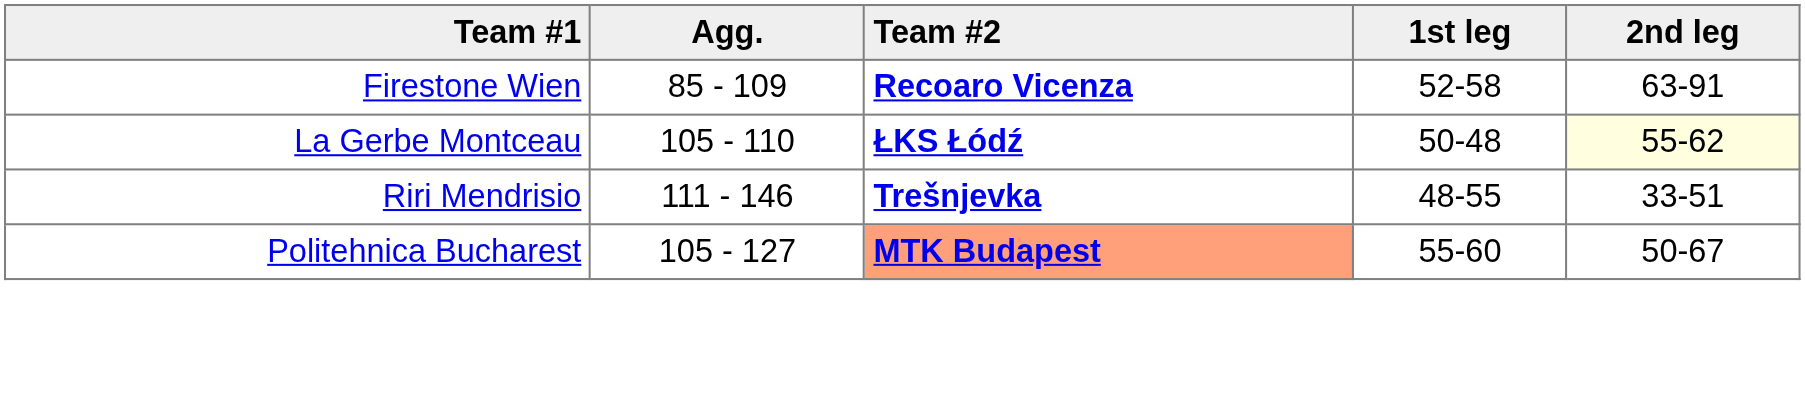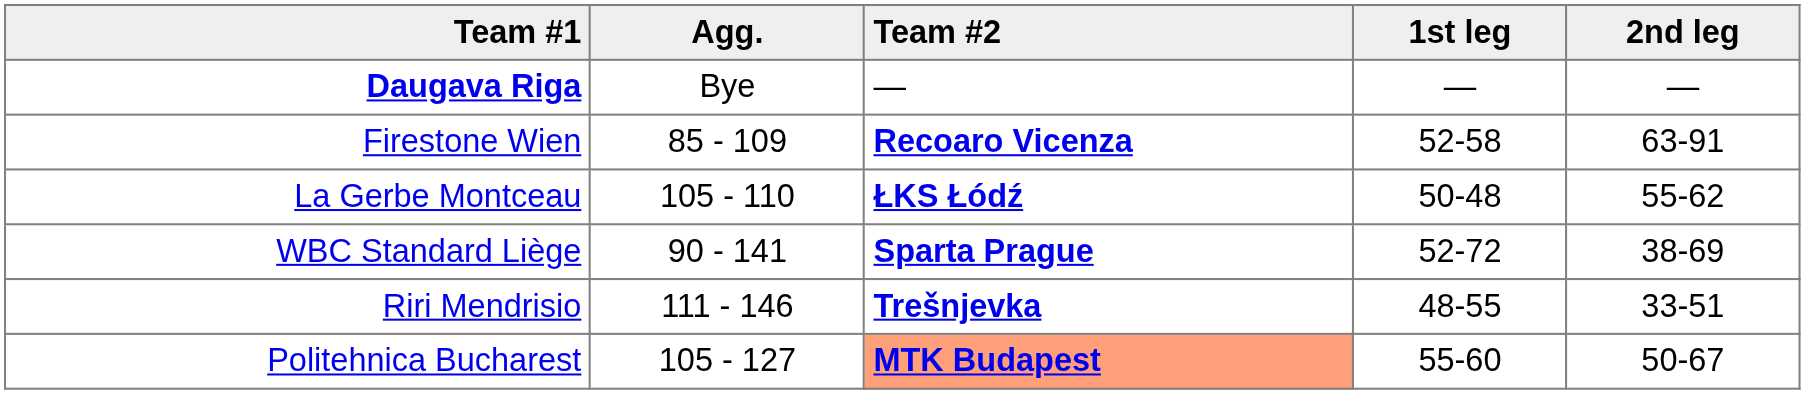+ row: (474, 86)
(1683, 141) lightyellow background -> (1683, 196) no background
+ row: (429, 251)
